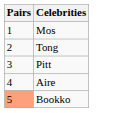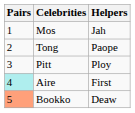+ column: (109, 13)
(10, 82) no background -> (10, 82) paleturquoise background
